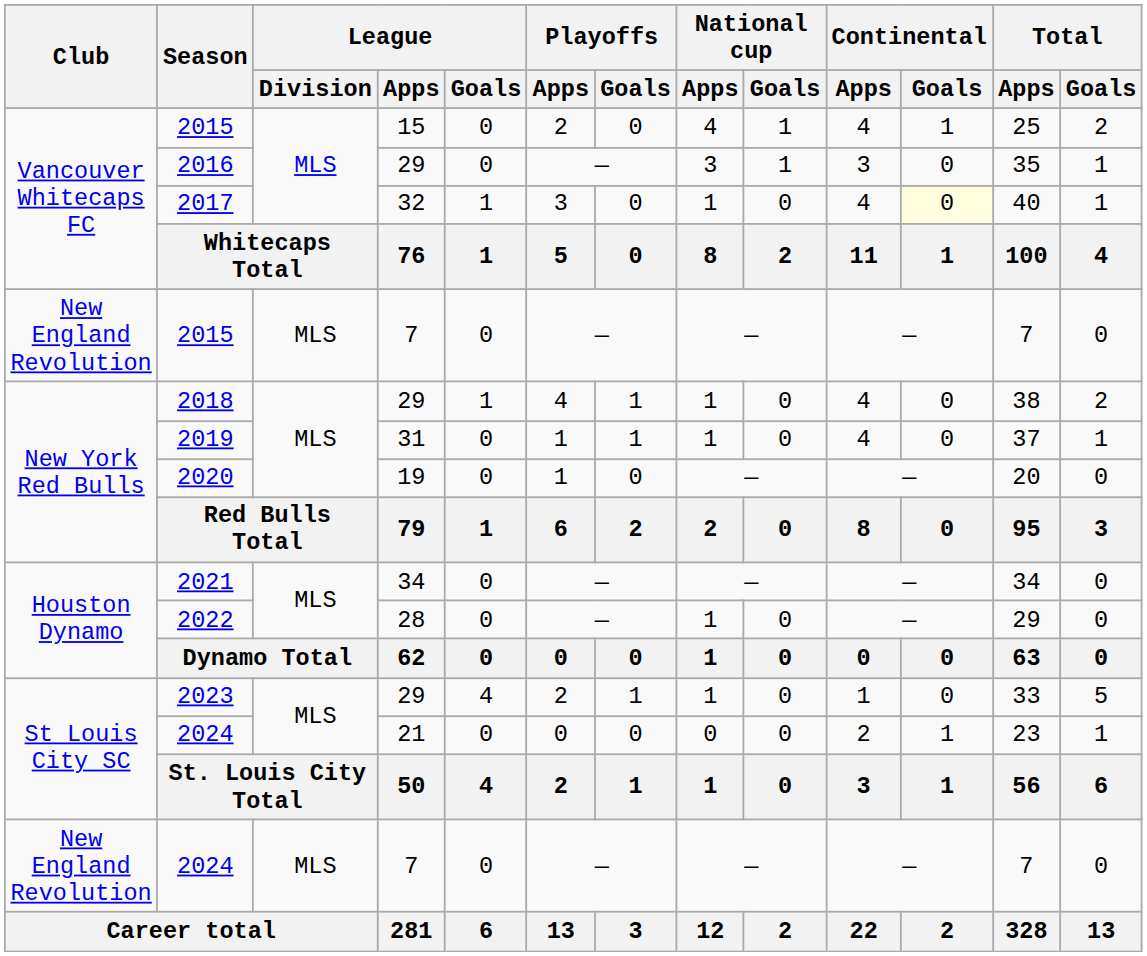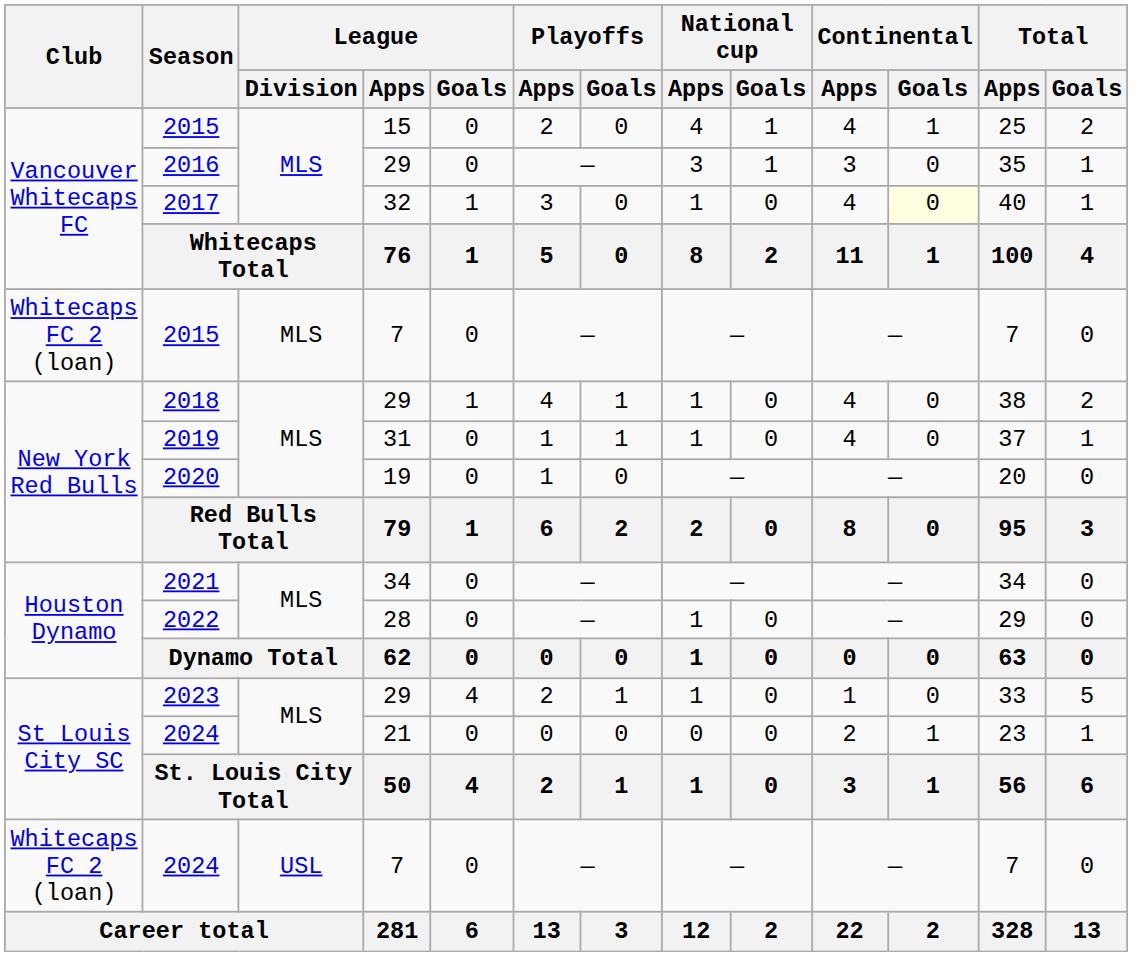(81, 336) New England Revolution -> (74, 336) Whitecaps FC 2 (loan)
(81, 866) New England Revolution -> (74, 866) Whitecaps FC 2 (loan)
(315, 866) MLS -> (301, 866) USL
